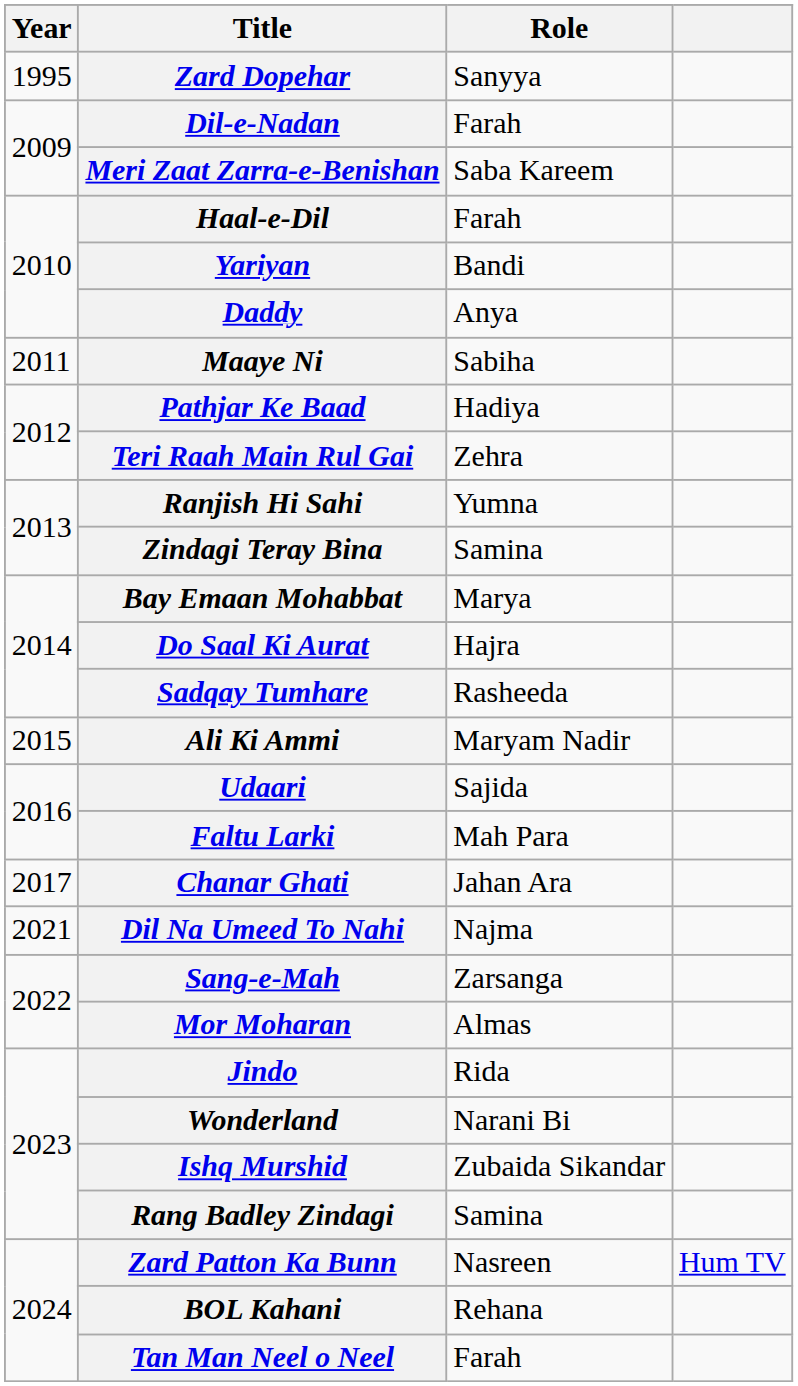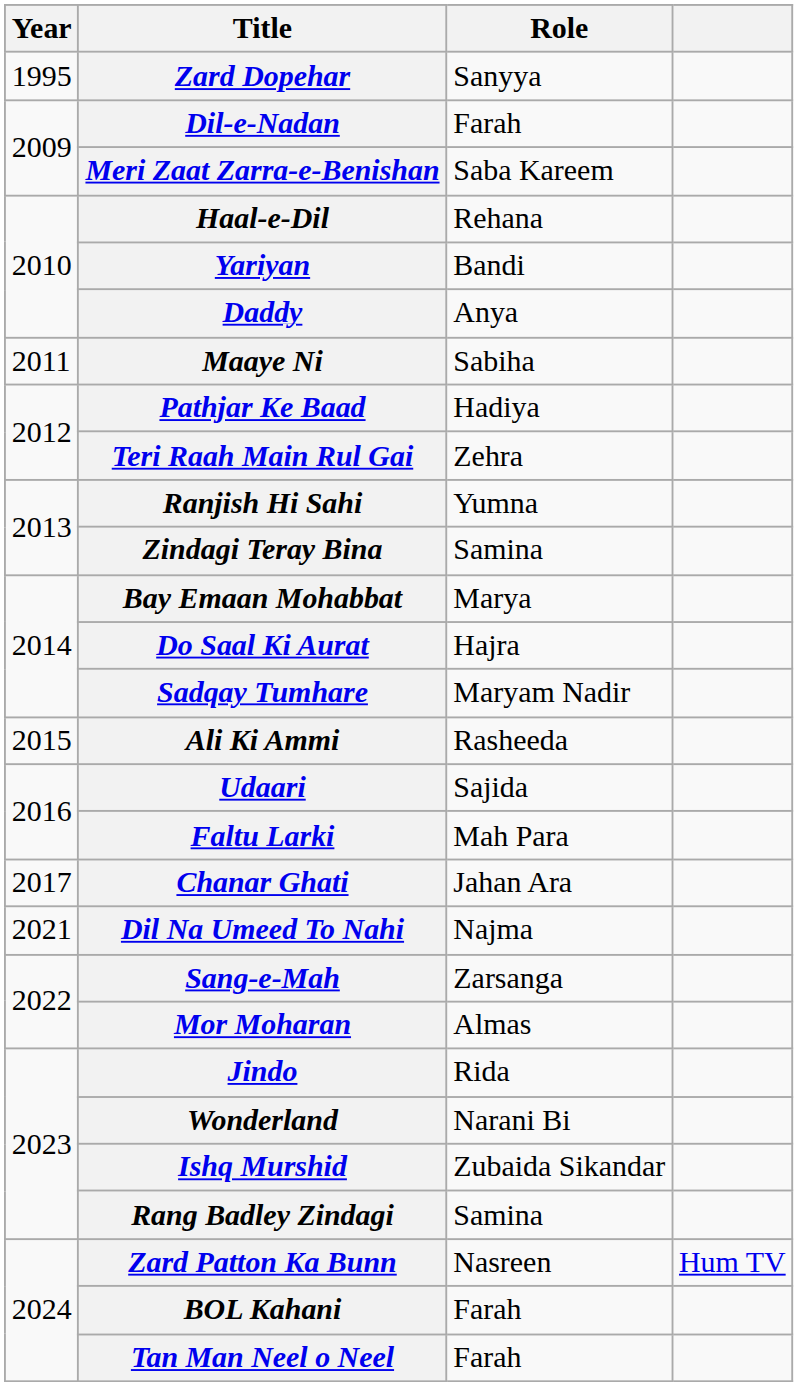(487, 218) Farah -> (498, 218) Rehana
(511, 692) Rasheeda -> (542, 692) Maryam Nadir
(542, 739) Maryam Nadir -> (511, 739) Rasheeda
(498, 1309) Rehana -> (487, 1309) Farah
